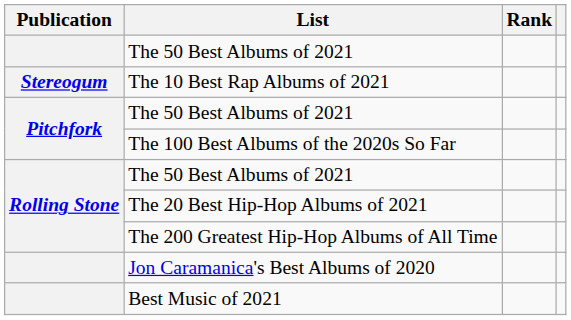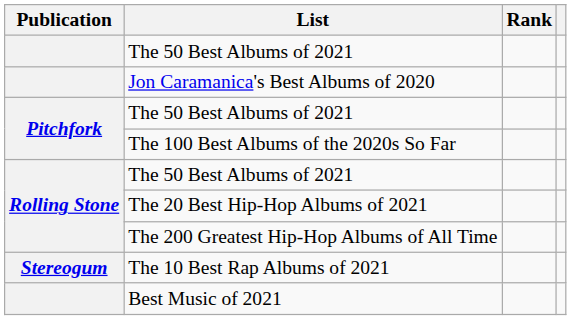rows swapped: (64, 268) <-> (64, 81)
